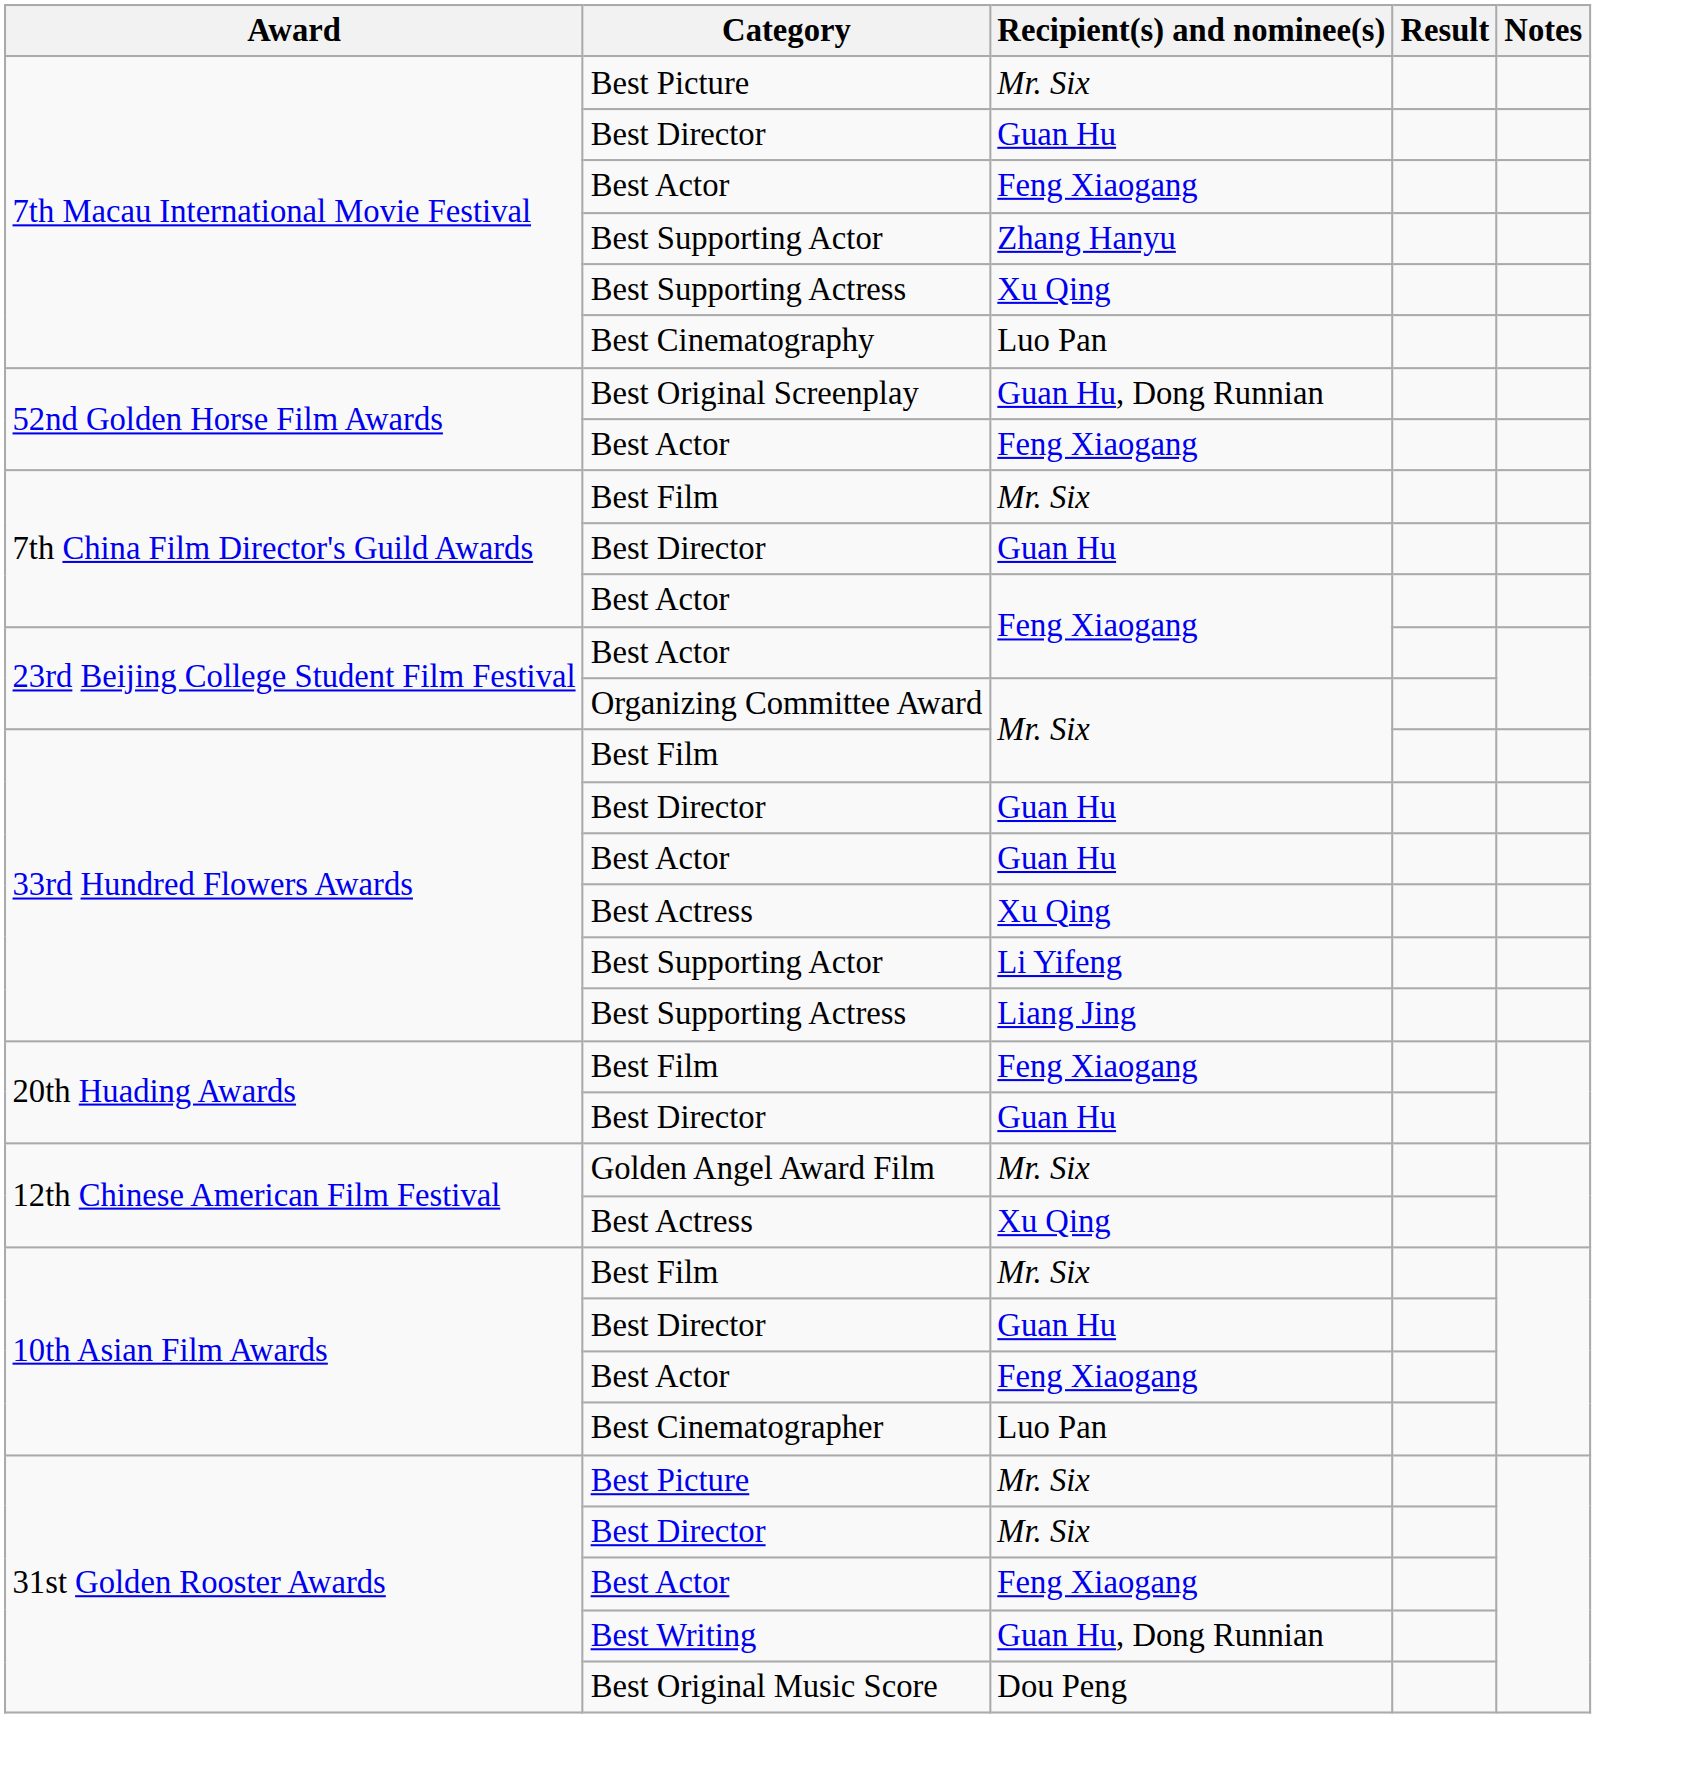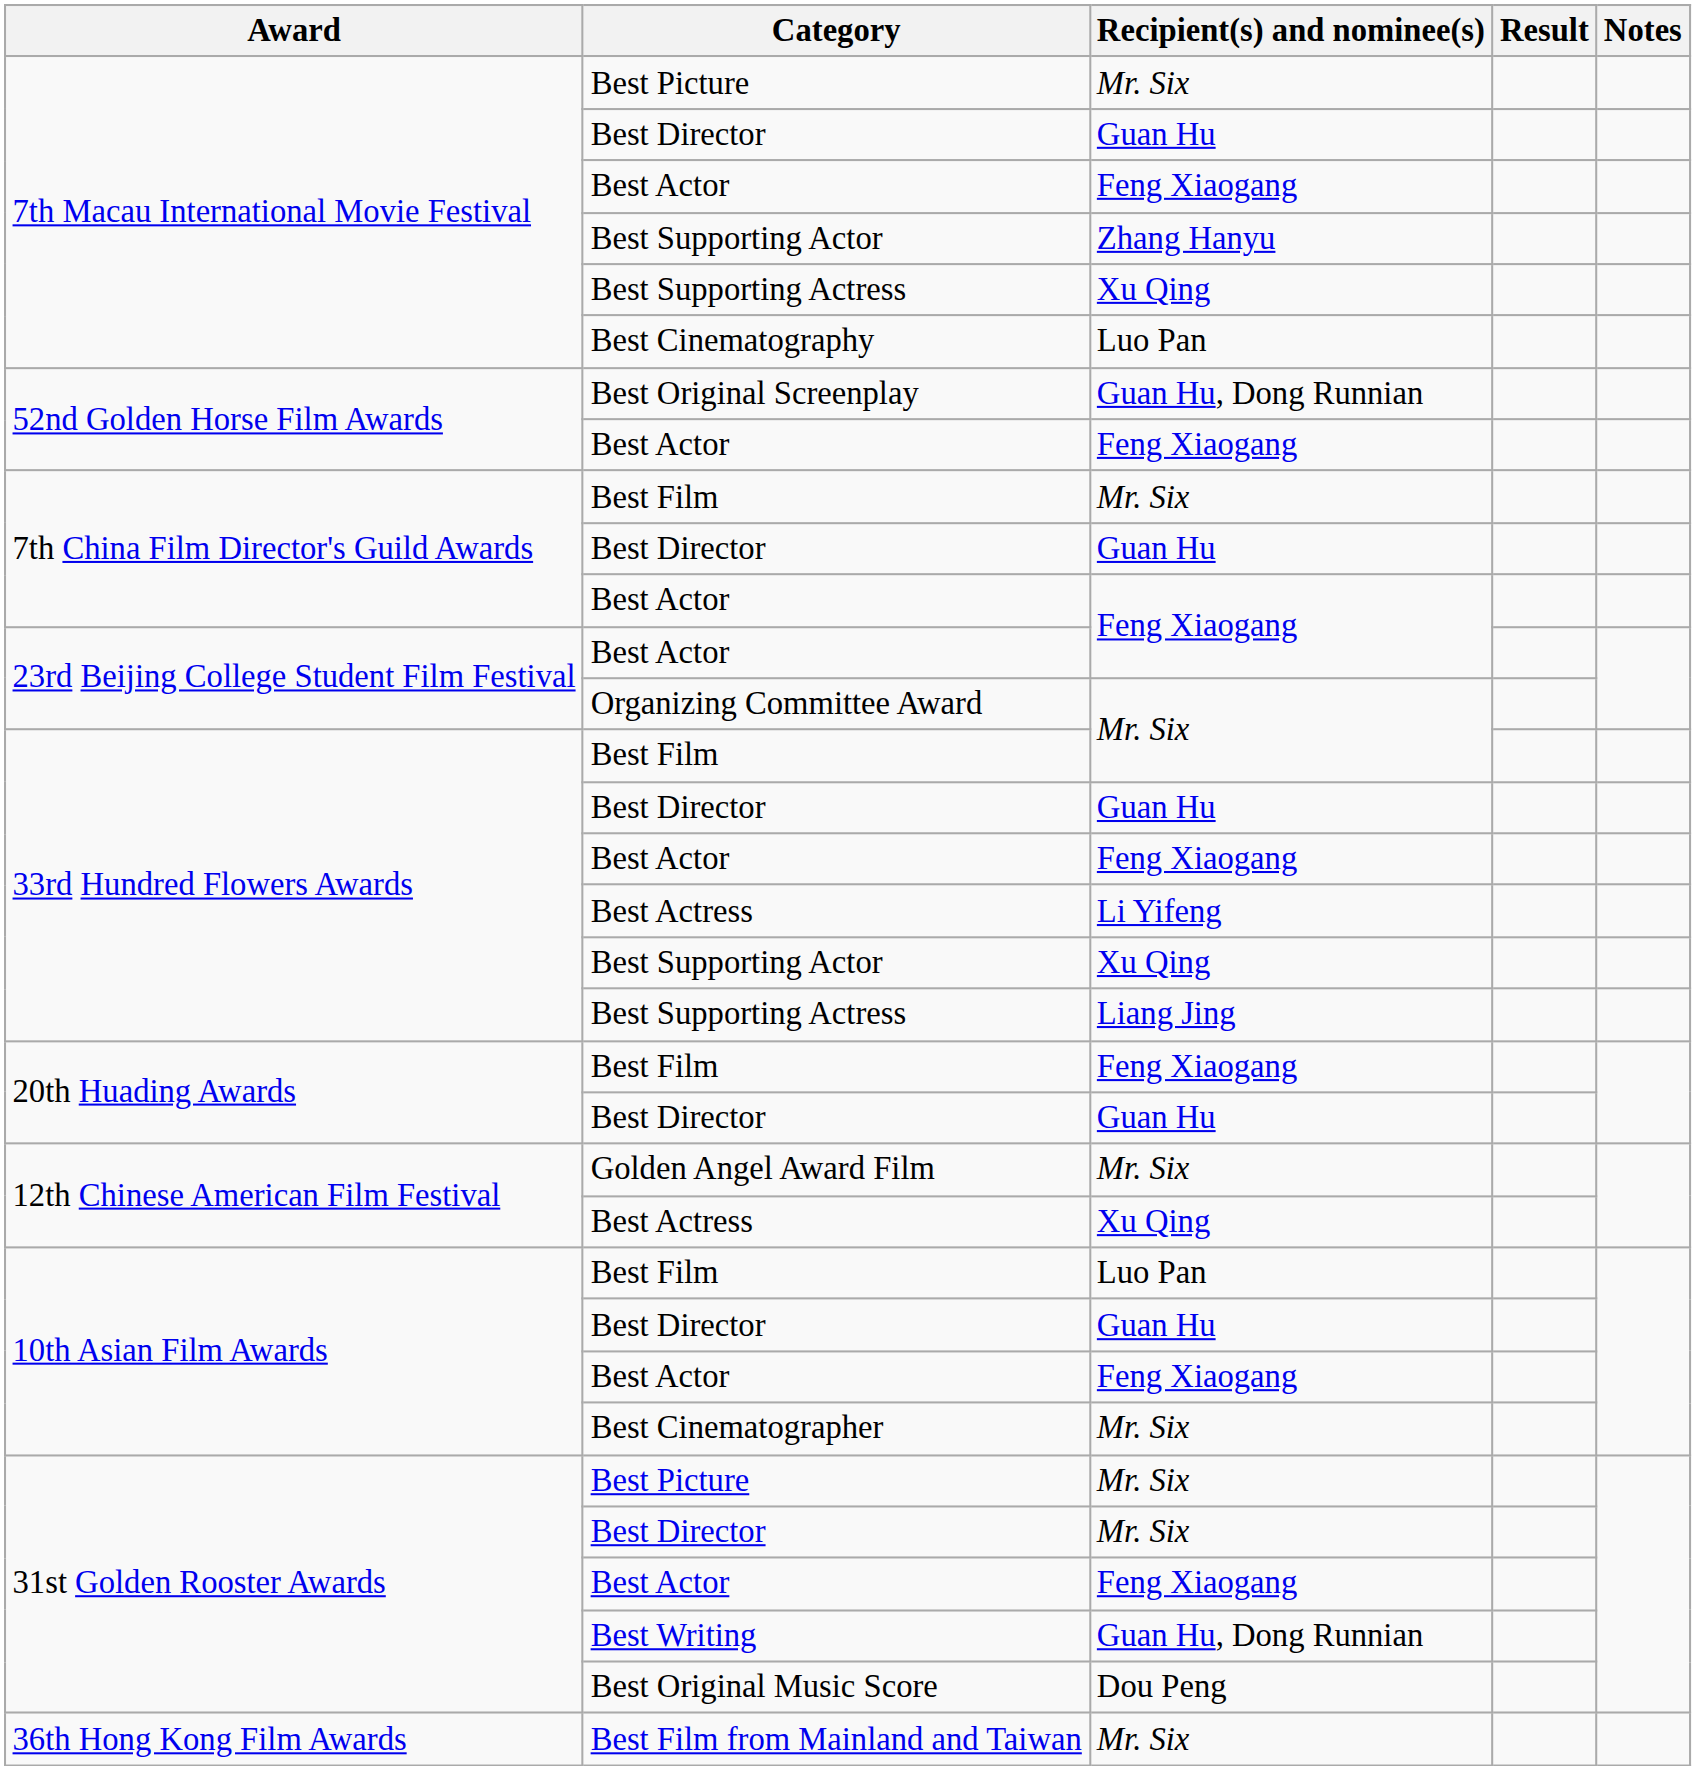(1057, 858) Guan Hu -> (1197, 858) Feng Xiaogang
(1054, 910) Xu Qing -> (1159, 910) Li Yifeng
(1060, 962) Li Yifeng -> (1154, 962) Xu Qing
(1044, 1272) Mr. Six -> (1152, 1272) Luo Pan
(1052, 1428) Luo Pan -> (1143, 1428) Mr. Six
+ row: (210, 1738)
